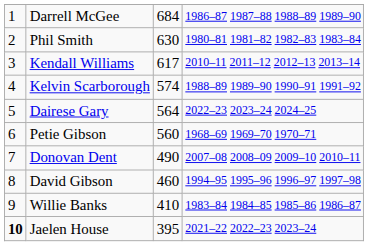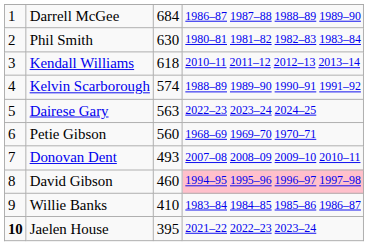(168, 63) 617 -> (168, 63) 618
(168, 110) 564 -> (168, 110) 563
(168, 157) 490 -> (168, 157) 493
(273, 181) no background -> (273, 181) pink background
